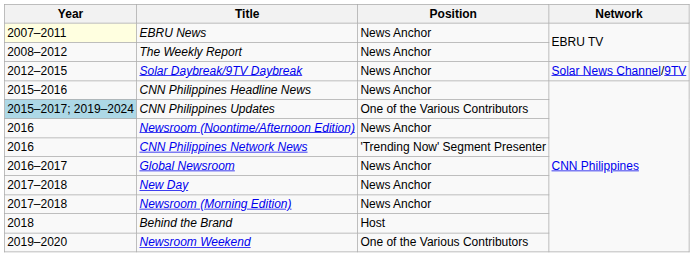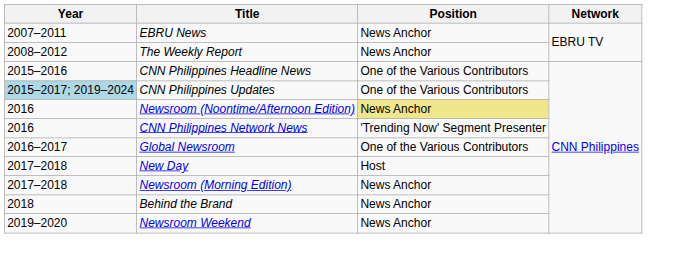(37, 33) lightyellow background -> (37, 33) no background
- row: (221, 71)
(396, 90) News Anchor -> (444, 71) One of the Various Contributors
(396, 128) no background -> (396, 109) khaki background
(396, 166) News Anchor -> (444, 147) One of the Various Contributors
(396, 185) News Anchor -> (373, 166) Host
(373, 223) Host -> (396, 204) News Anchor
(444, 242) One of the Various Contributors -> (396, 223) News Anchor
